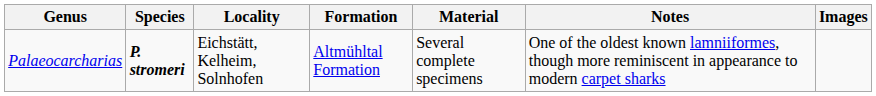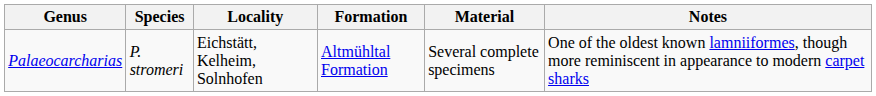- column: (843, 17)
(157, 60) bold -> (156, 60) normal
